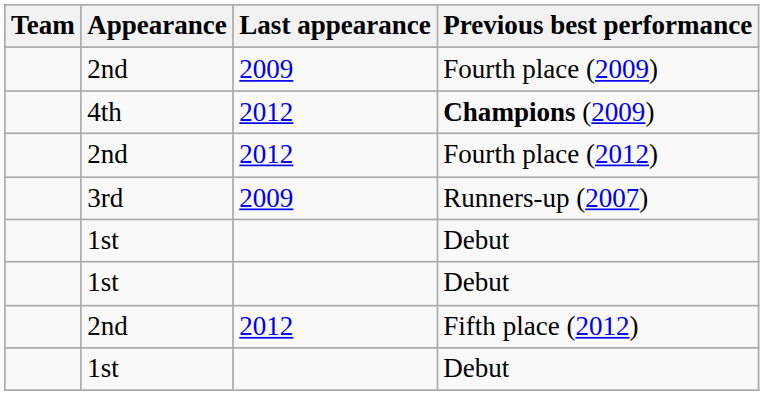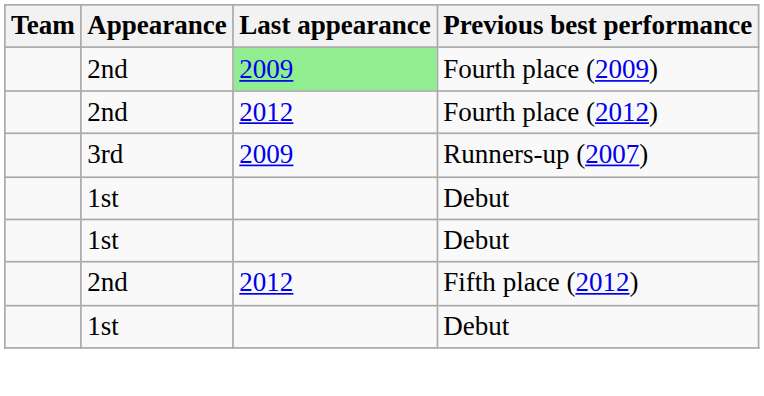(266, 68) no background -> (266, 68) lightgreen background
- row: (104, 111)
